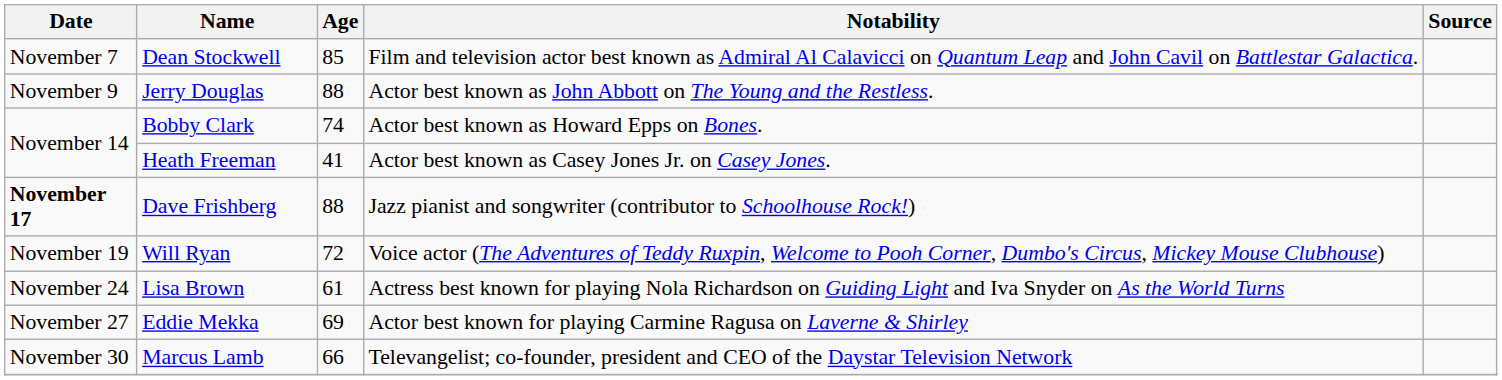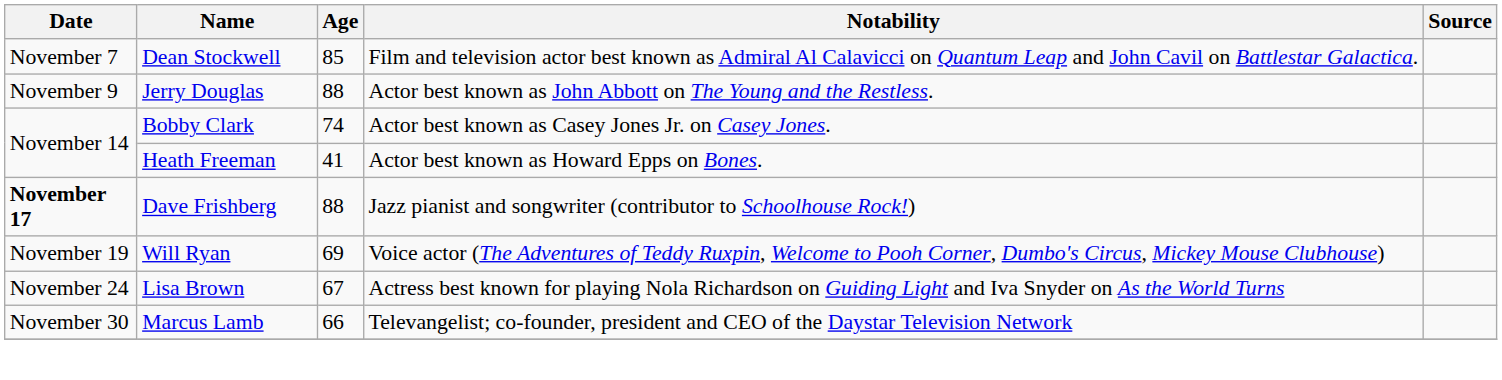(565, 125) Actor best known as Howard Epps on Bones. -> (600, 125) Actor best known as Casey Jones Jr. on Casey Jones.
(600, 159) Actor best known as Casey Jones Jr. on Casey Jones. -> (565, 159) Actor best known as Howard Epps on Bones.
(333, 253) 72 -> (333, 253) 69
(333, 287) 61 -> (333, 287) 67
- row: (200, 322)
